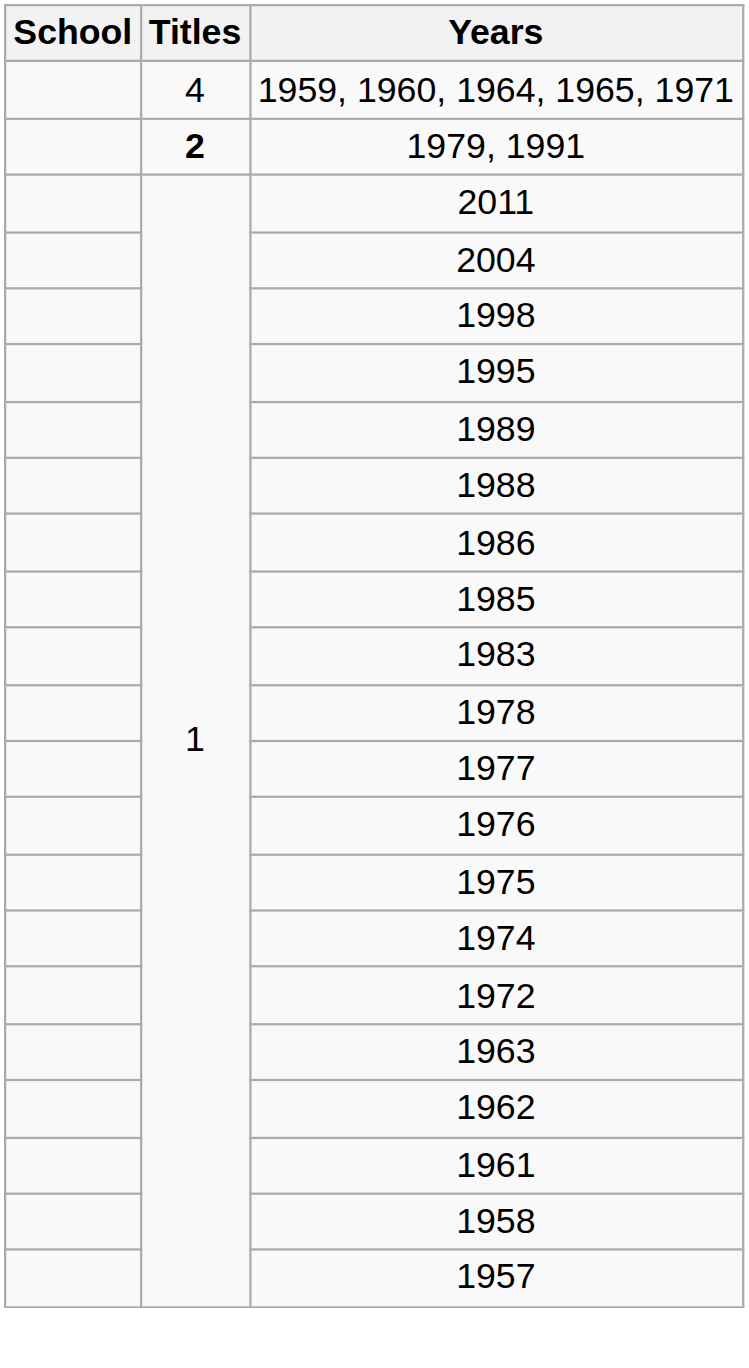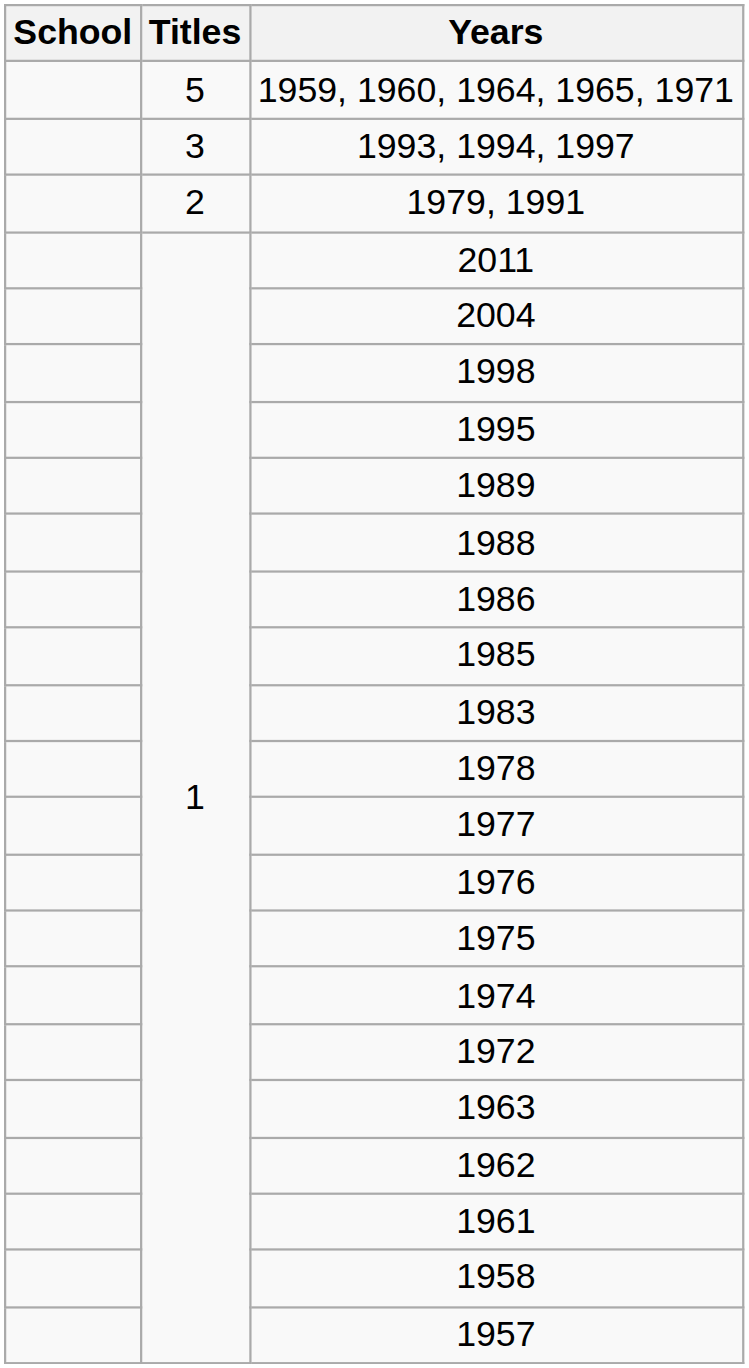(195, 89) 4 -> (195, 89) 5
+ row: (496, 145)
(195, 145) bold -> (195, 202) normal
